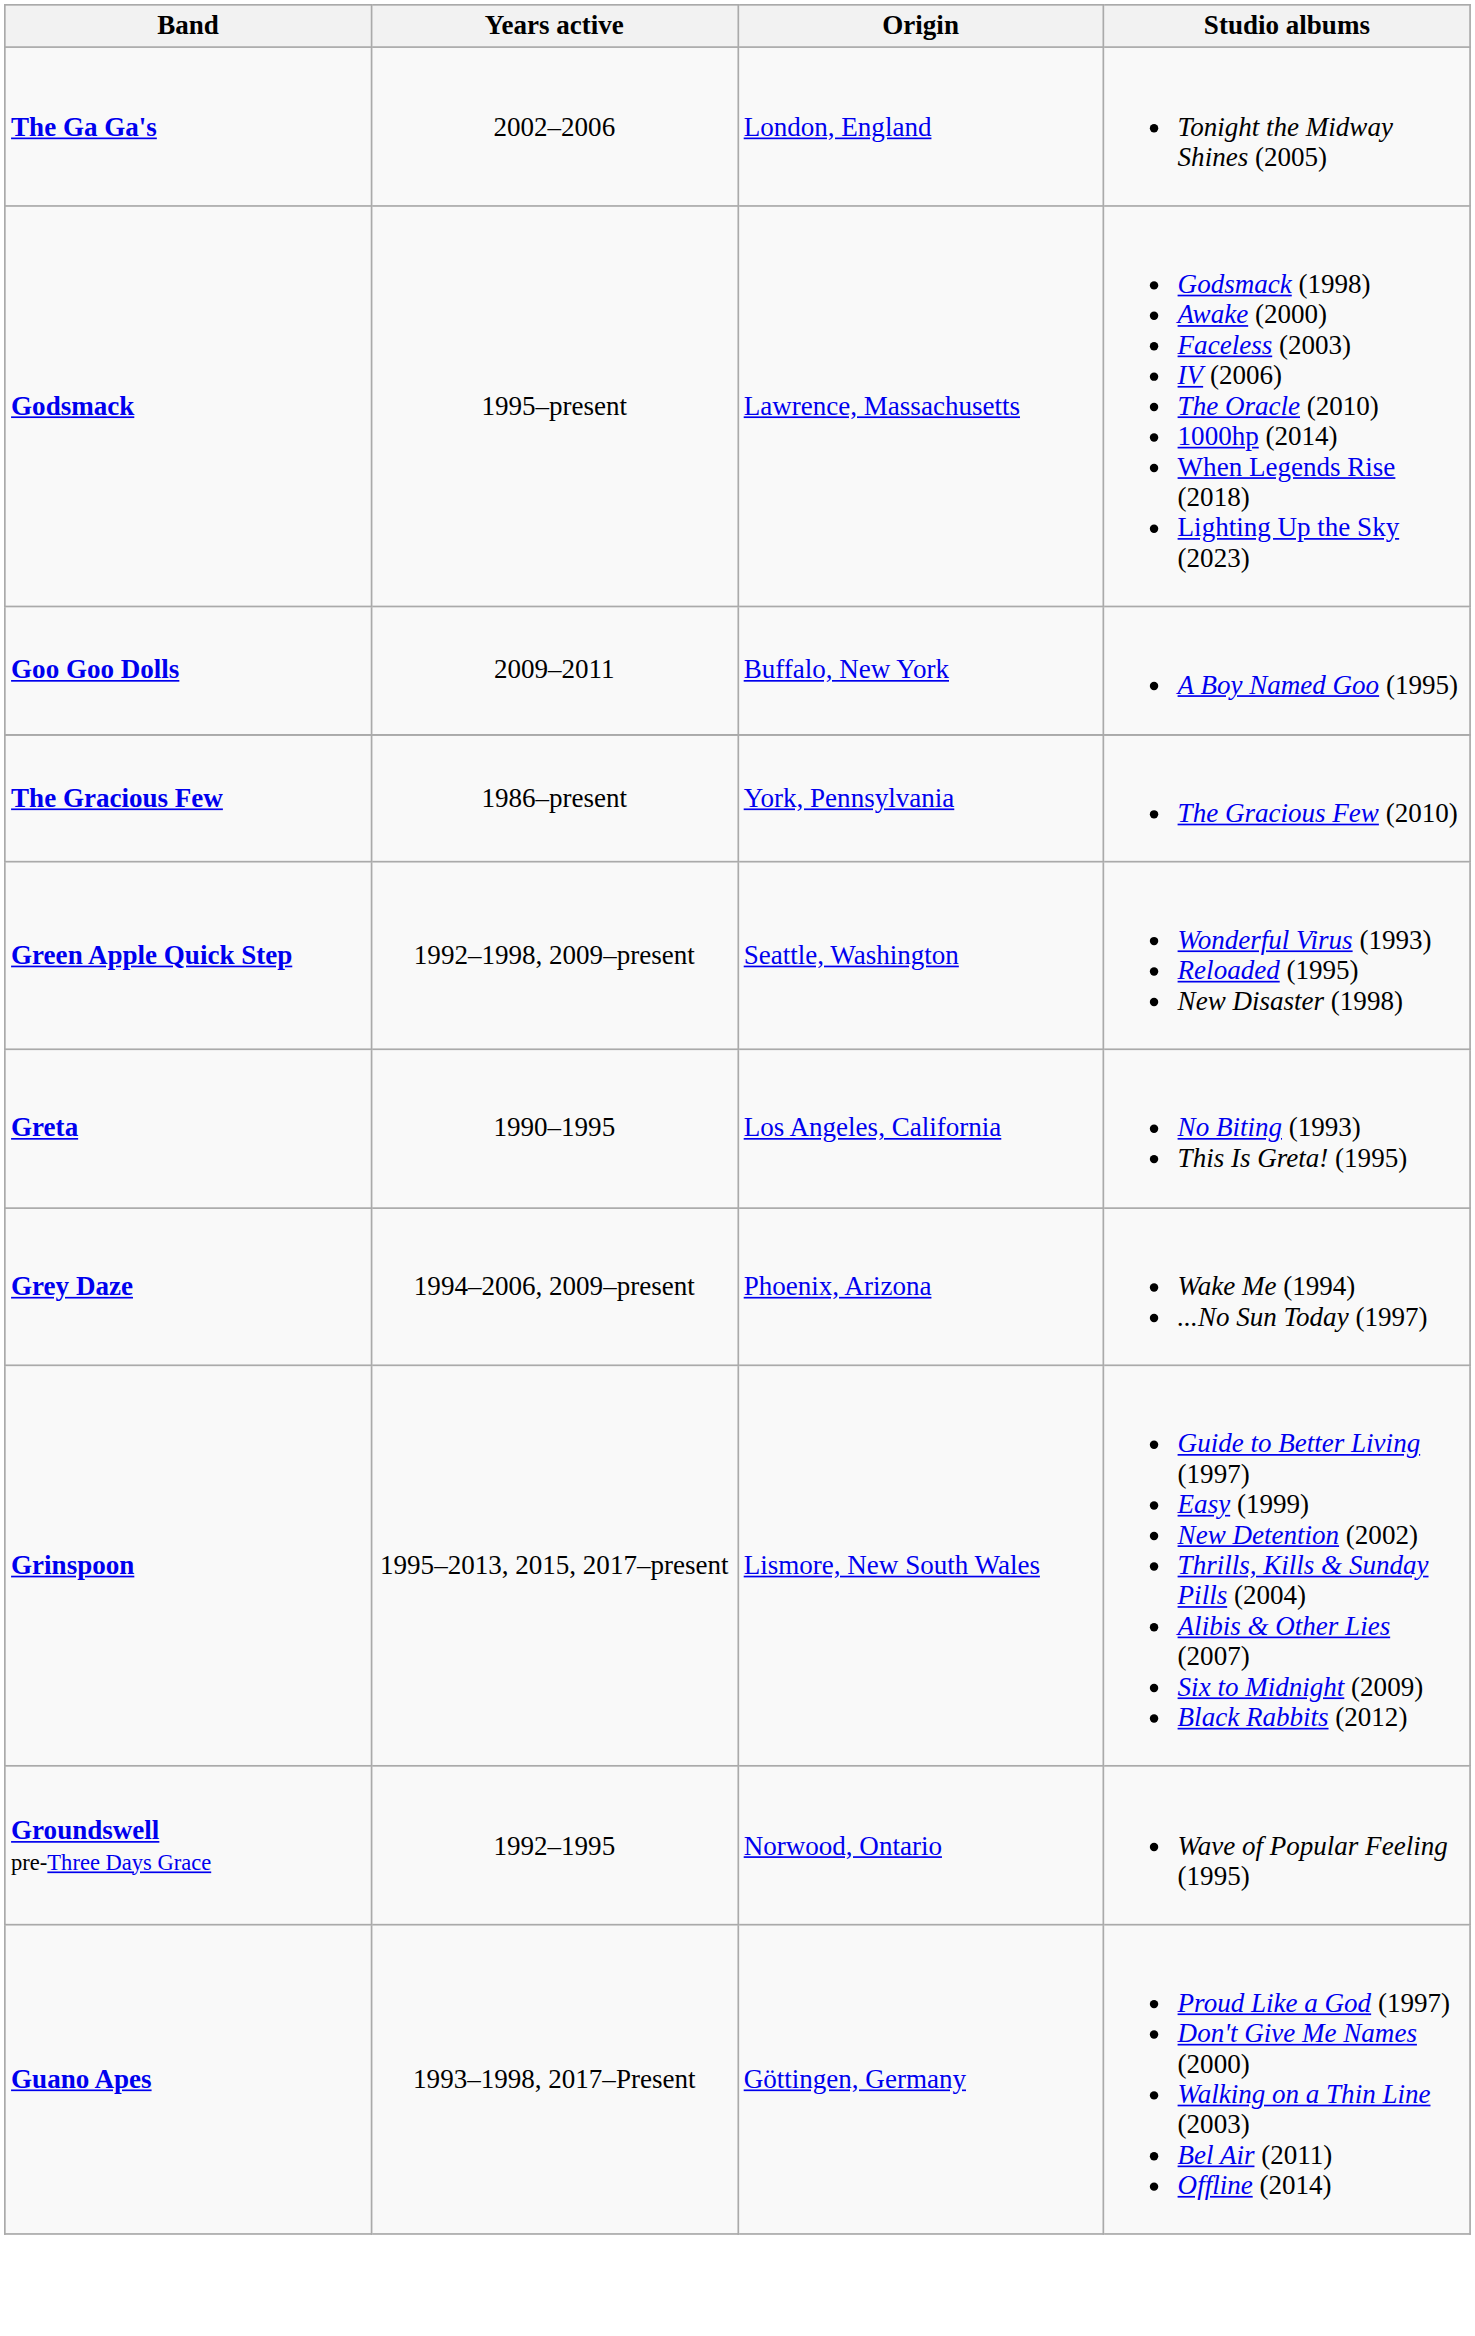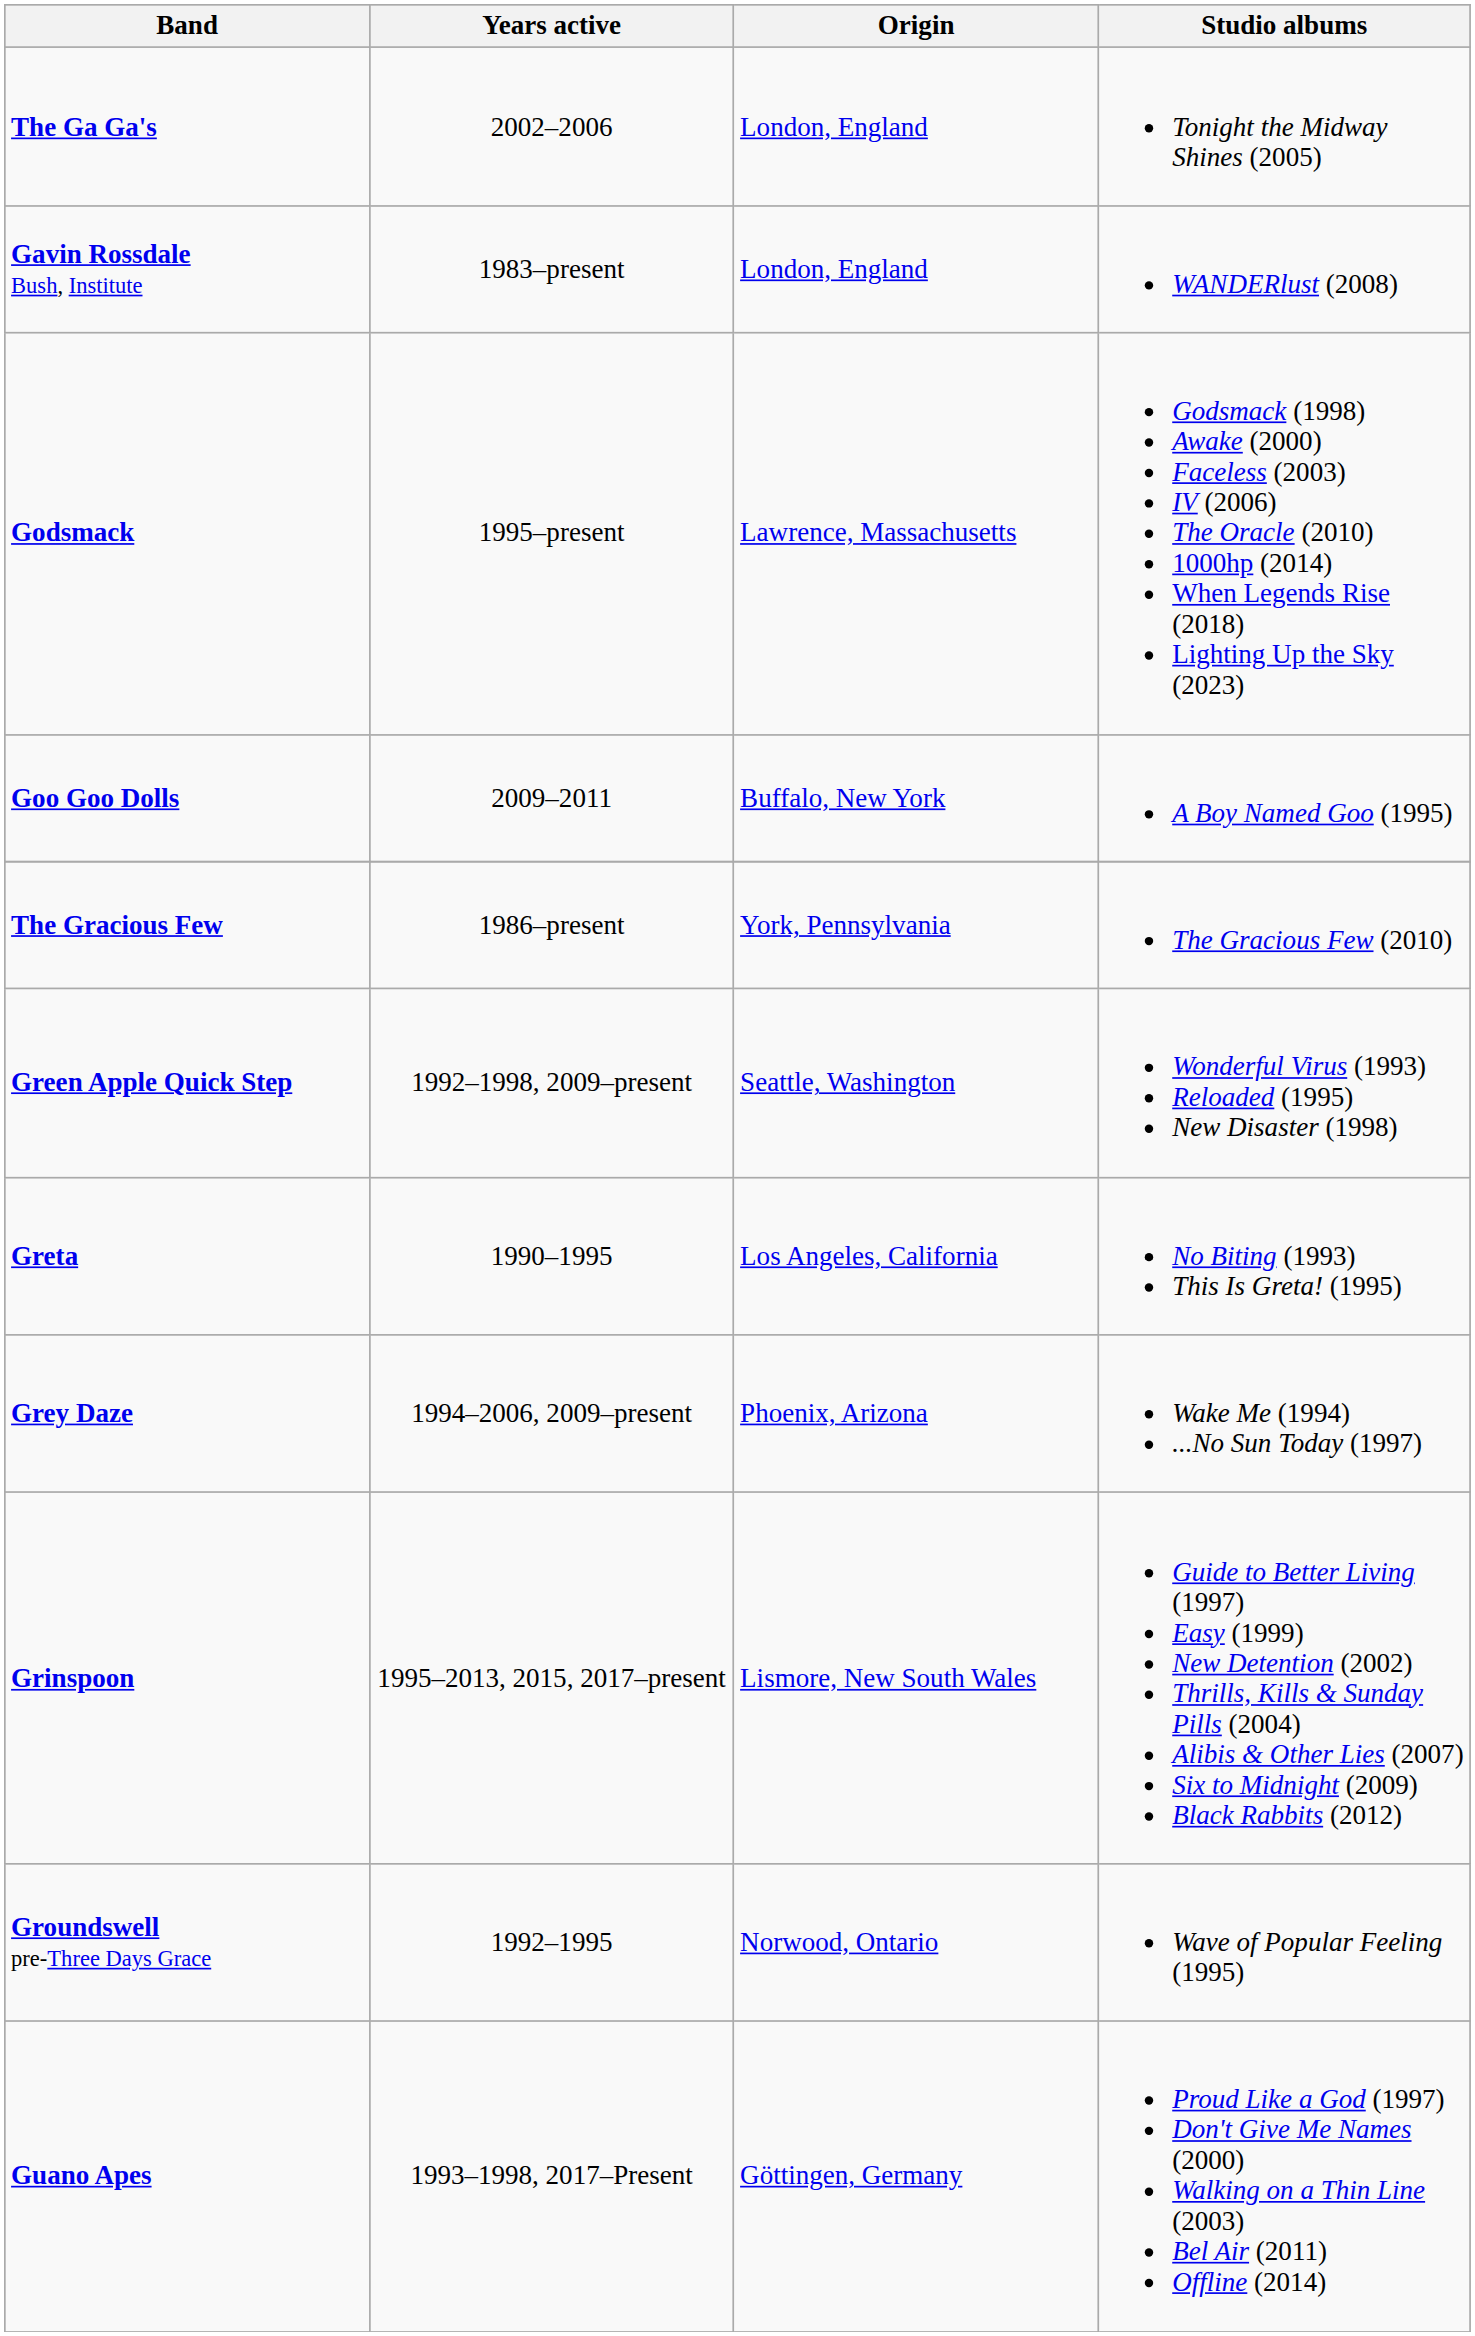+ row: (101, 268)
